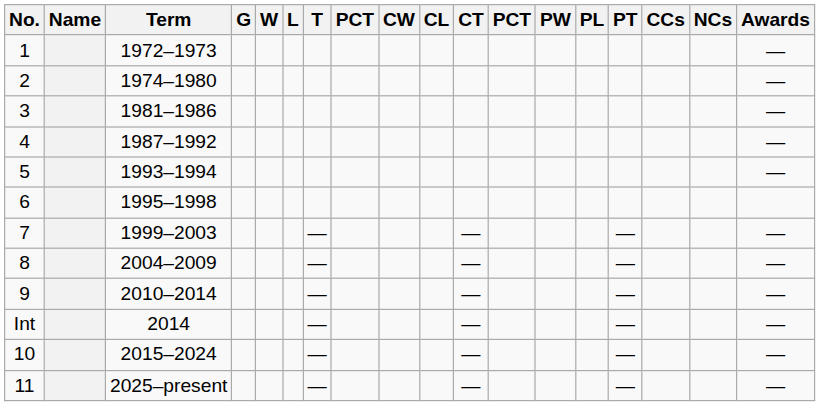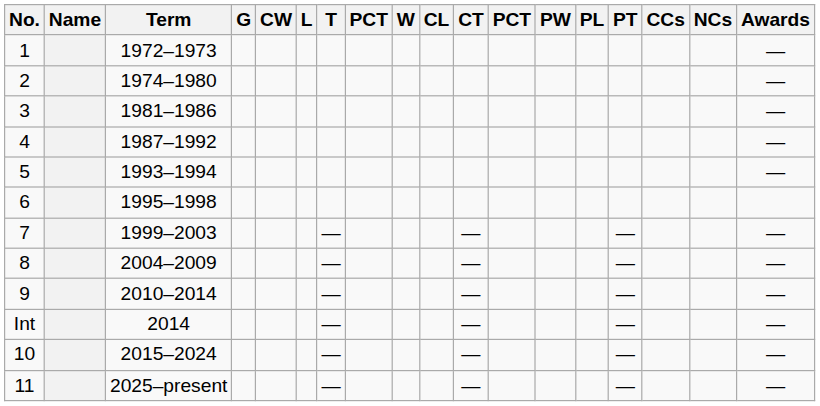columns swapped: (269, 19) <-> (399, 19)
